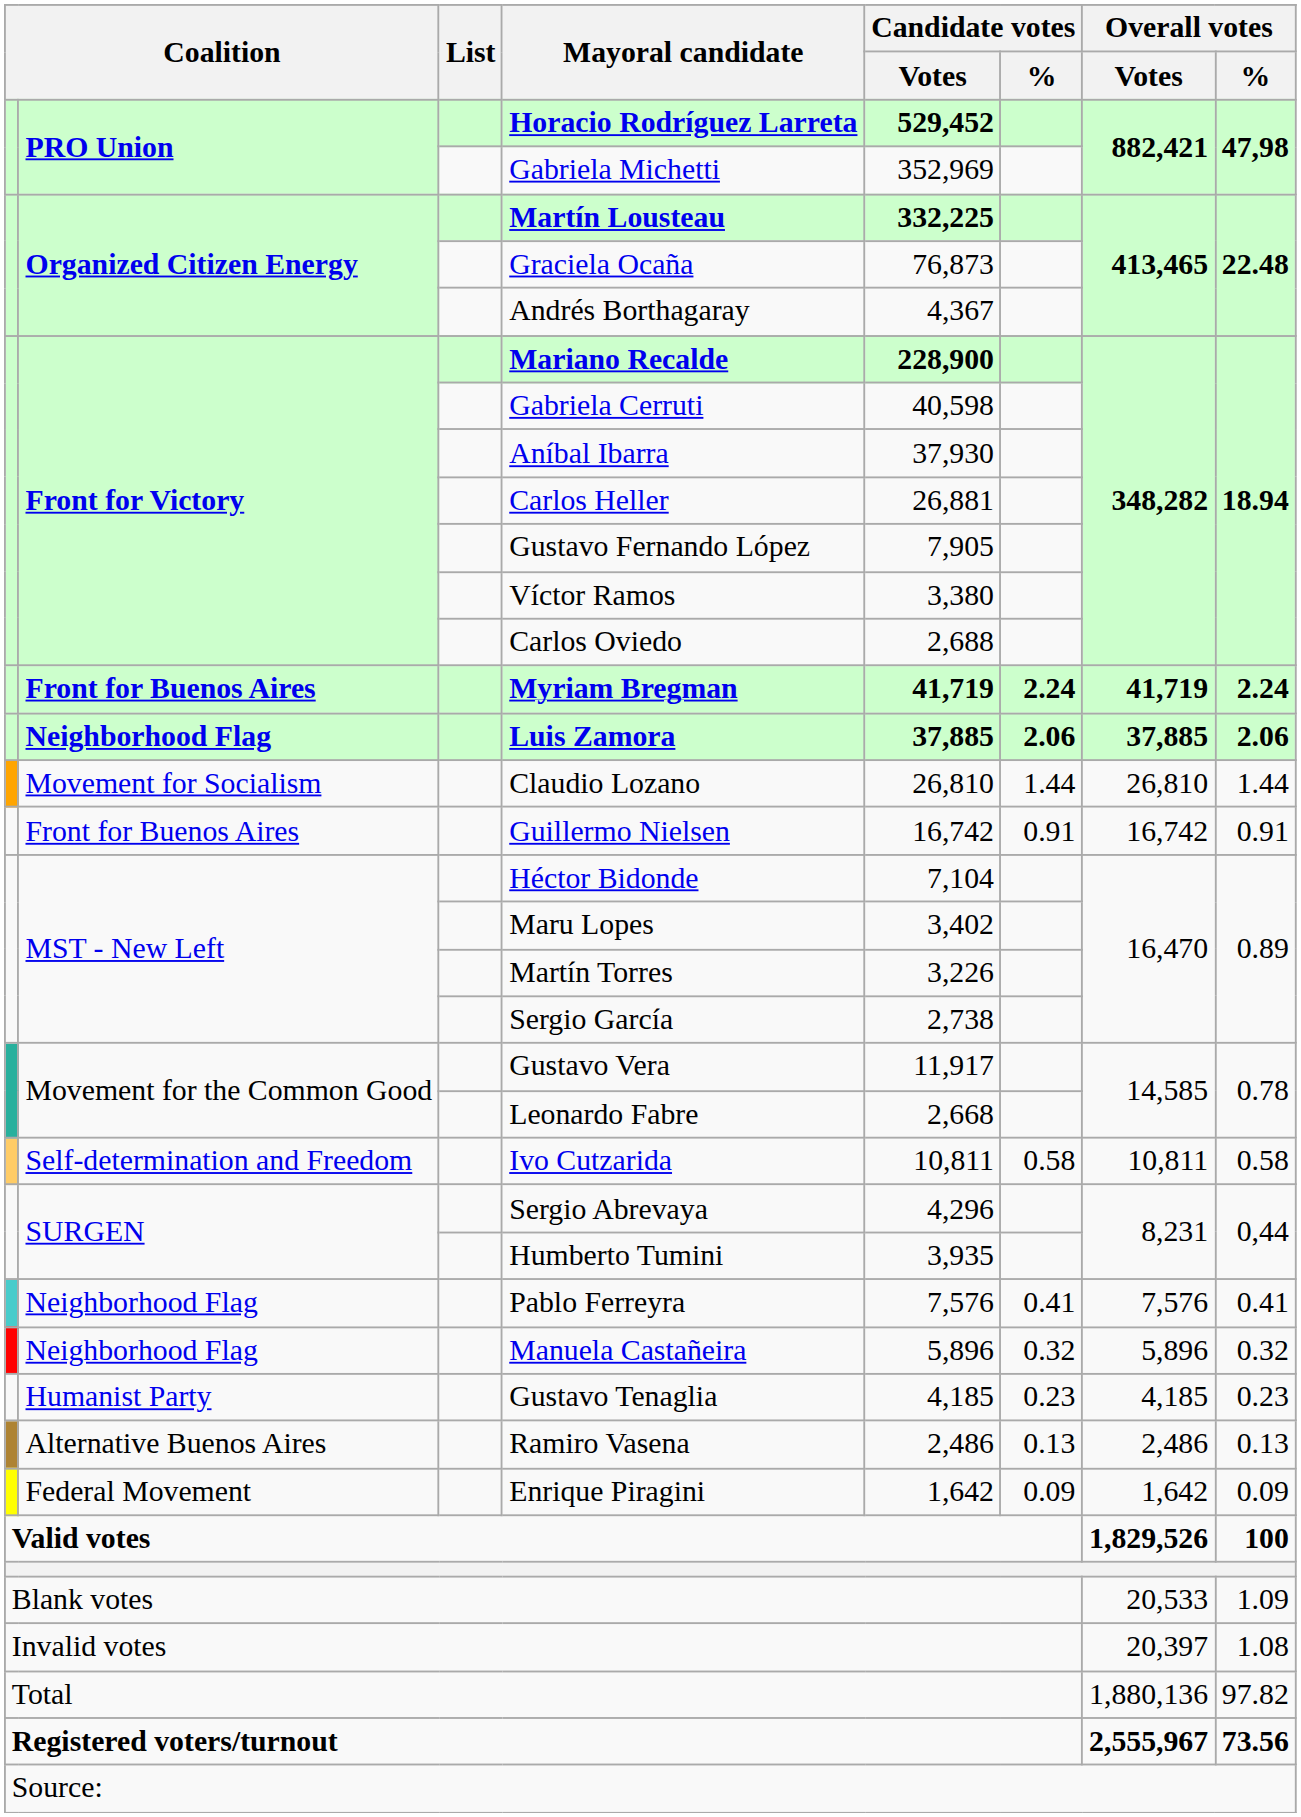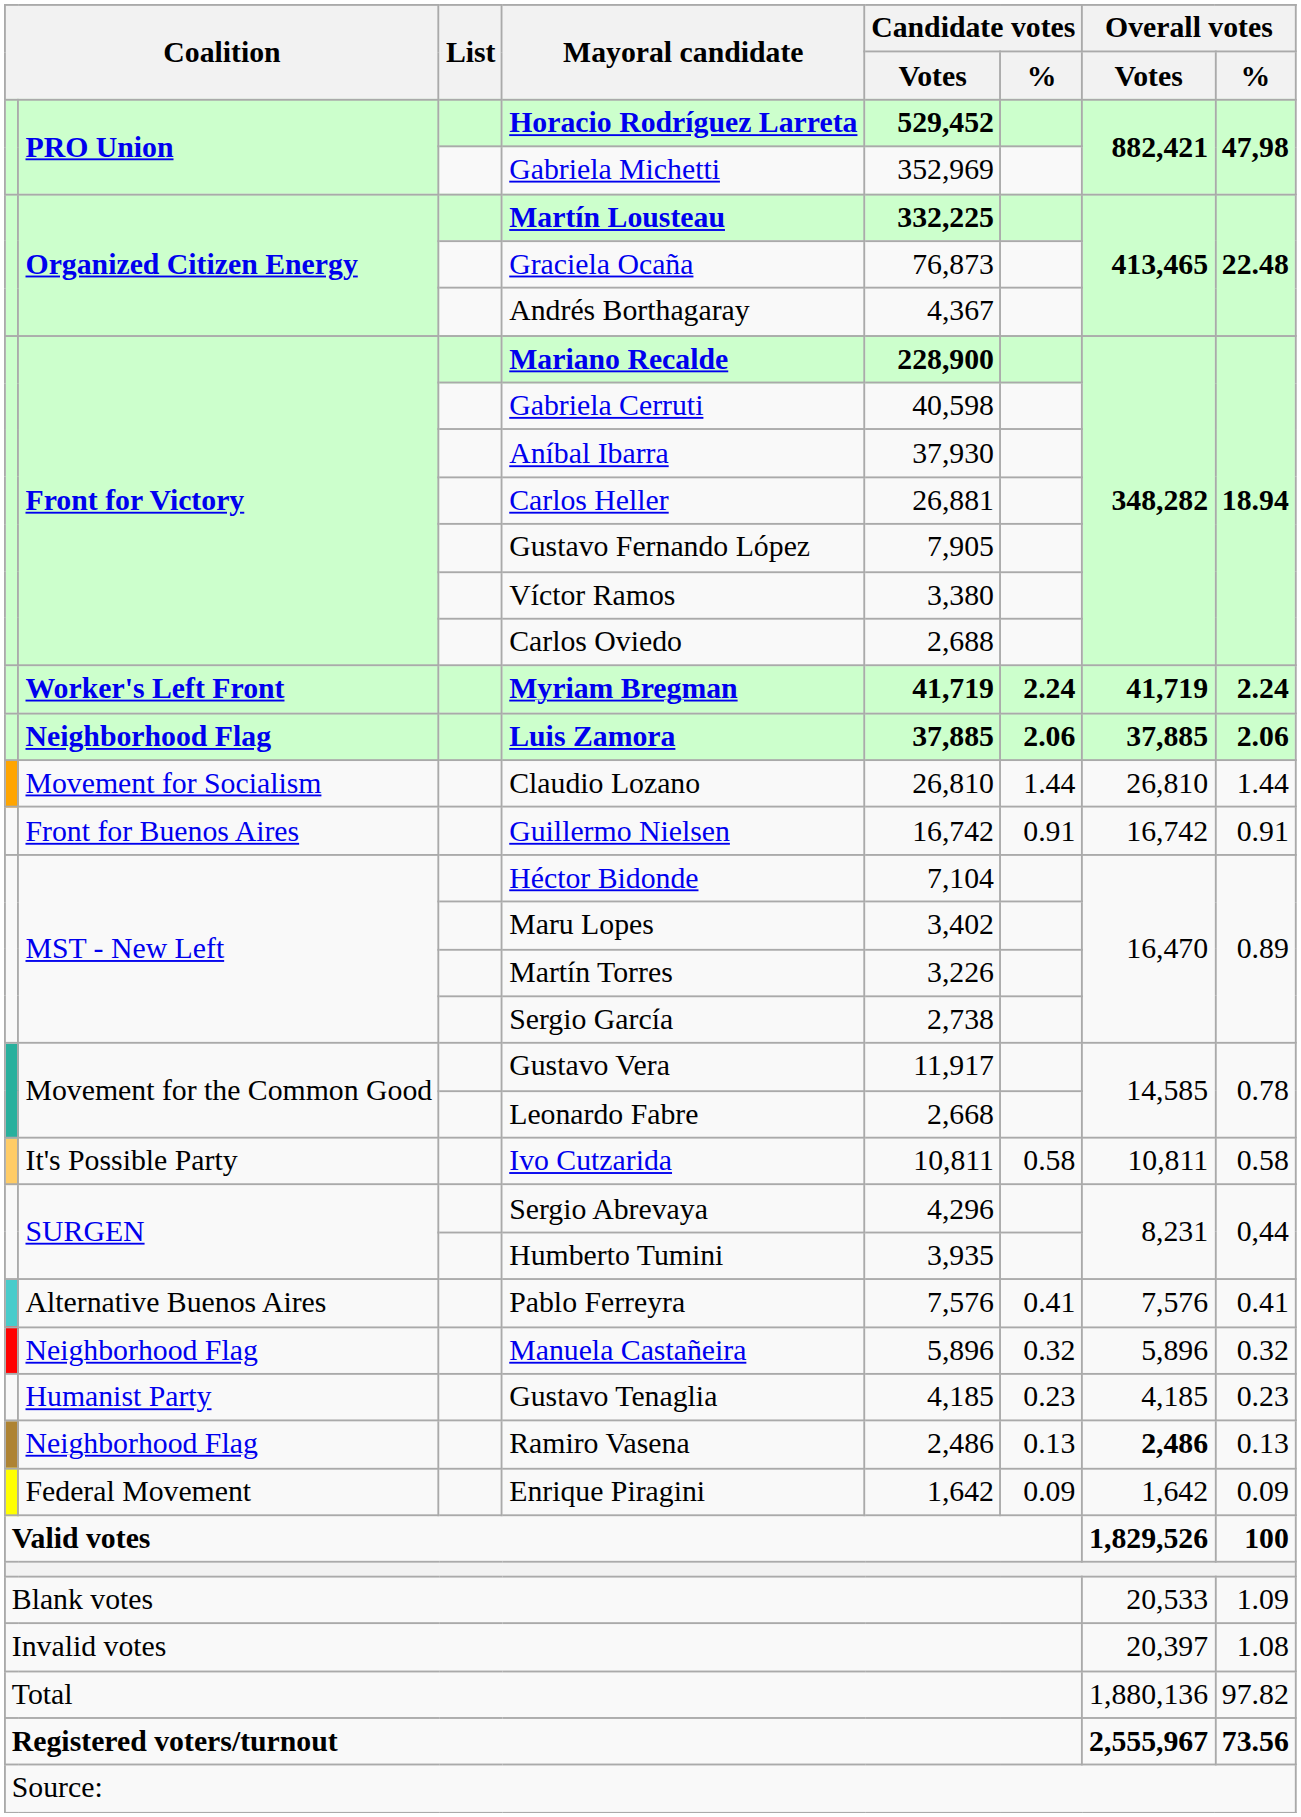(171, 688) Front for Buenos Aires -> (155, 688) Worker's Left Front
(219, 1160) Self-determination and Freedom -> (132, 1160) It's Possible Party
(142, 1302) Neighborhood Flag -> (176, 1302) Alternative Buenos Aires
(176, 1444) Alternative Buenos Aires -> (142, 1444) Neighborhood Flag
(1175, 1444) normal -> (1175, 1444) bold
